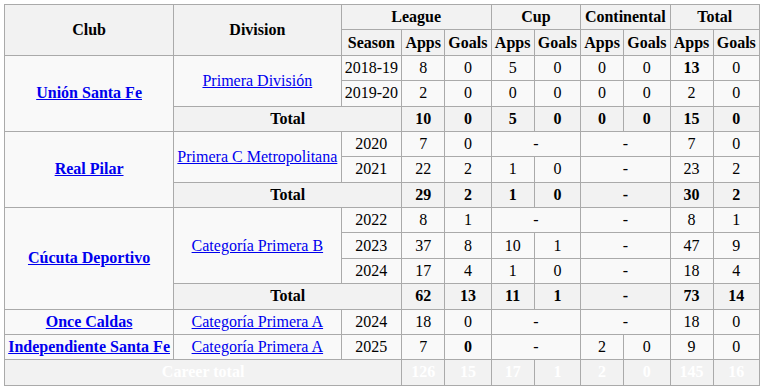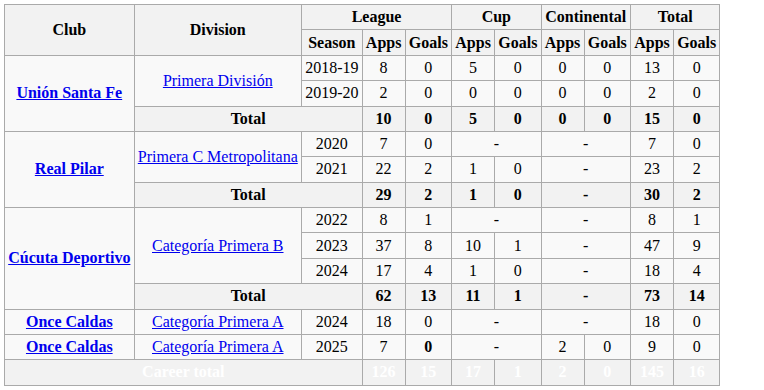(692, 67) bold -> (652, 67) normal
(89, 347) Independiente Santa Fe -> (69, 347) Once Caldas
